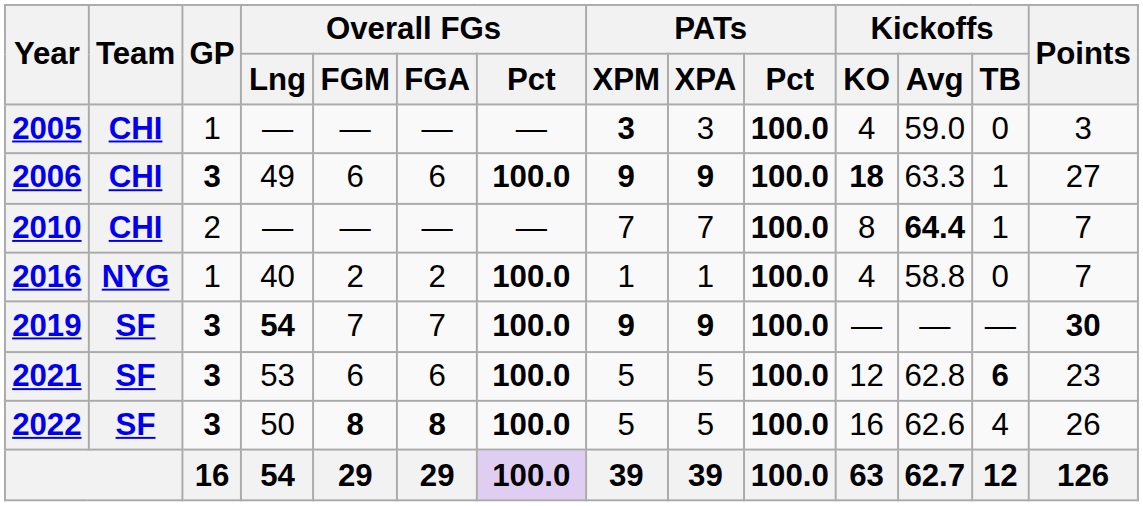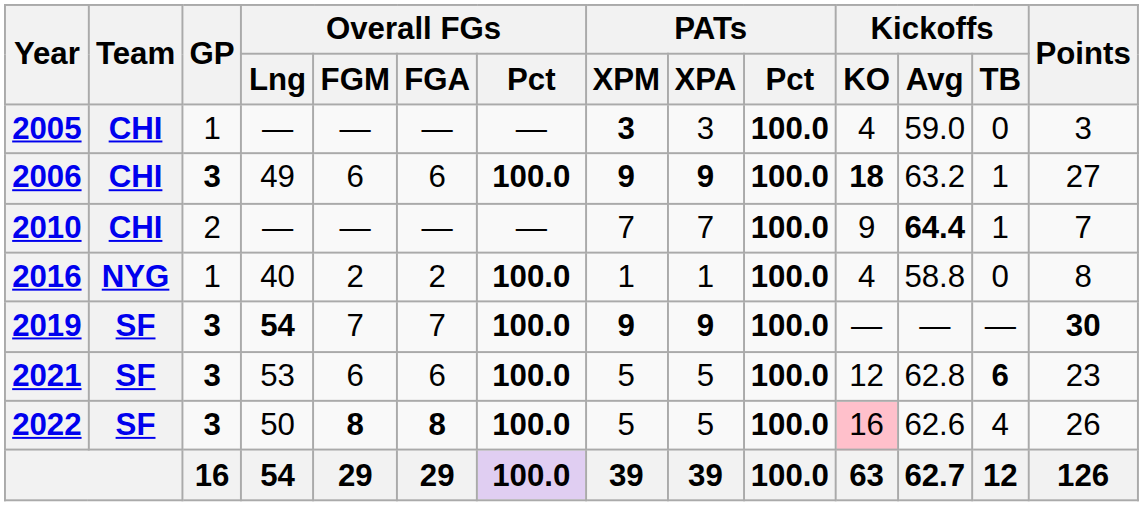(935, 177) 63.3 -> (935, 177) 63.2
(867, 227) 8 -> (867, 227) 9
(1083, 276) 7 -> (1083, 276) 8
(867, 425) no background -> (867, 425) pink background
